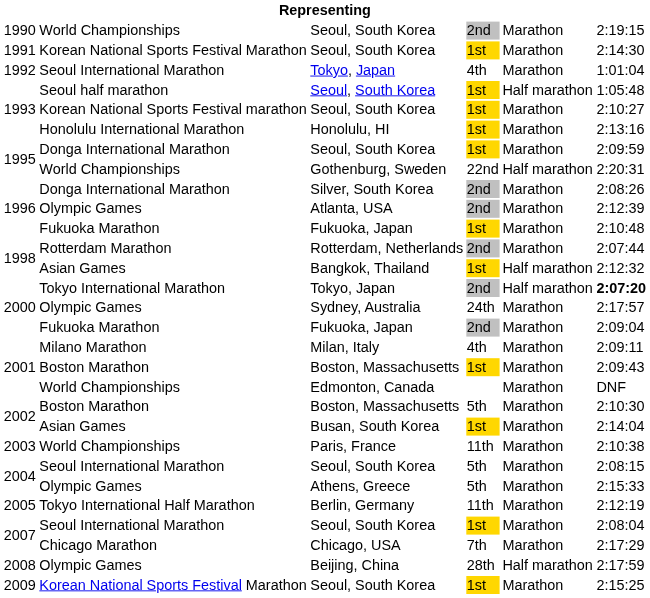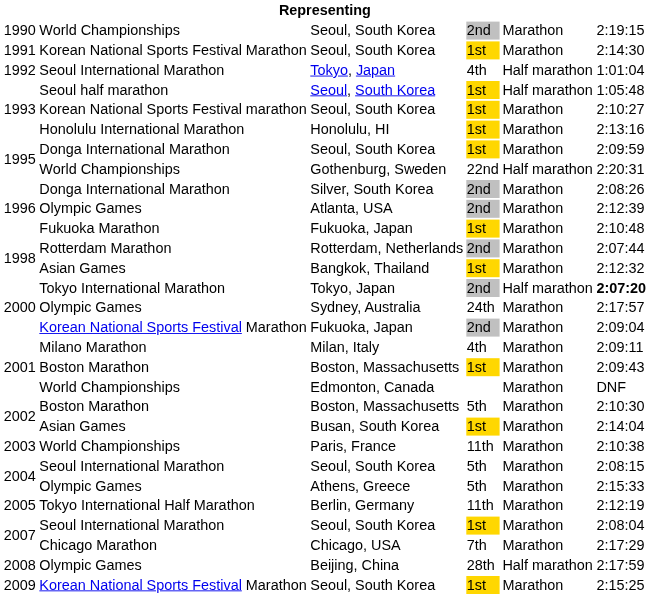(533, 70) Marathon -> (548, 70) Half marathon
(548, 268) Half marathon -> (533, 268) Marathon
(99, 327) Fukuoka Marathon -> (173, 327) Korean National Sports Festival Marathon
